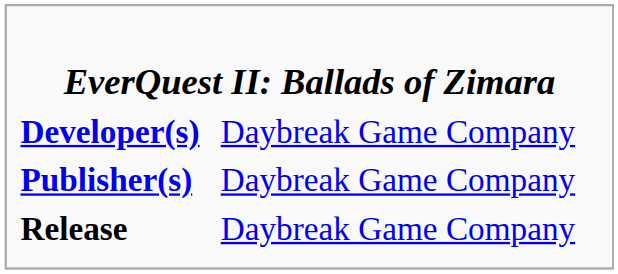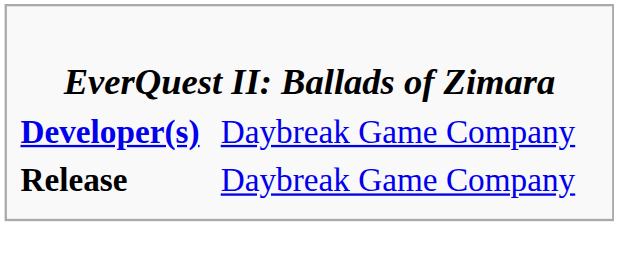- row: (106, 179)
